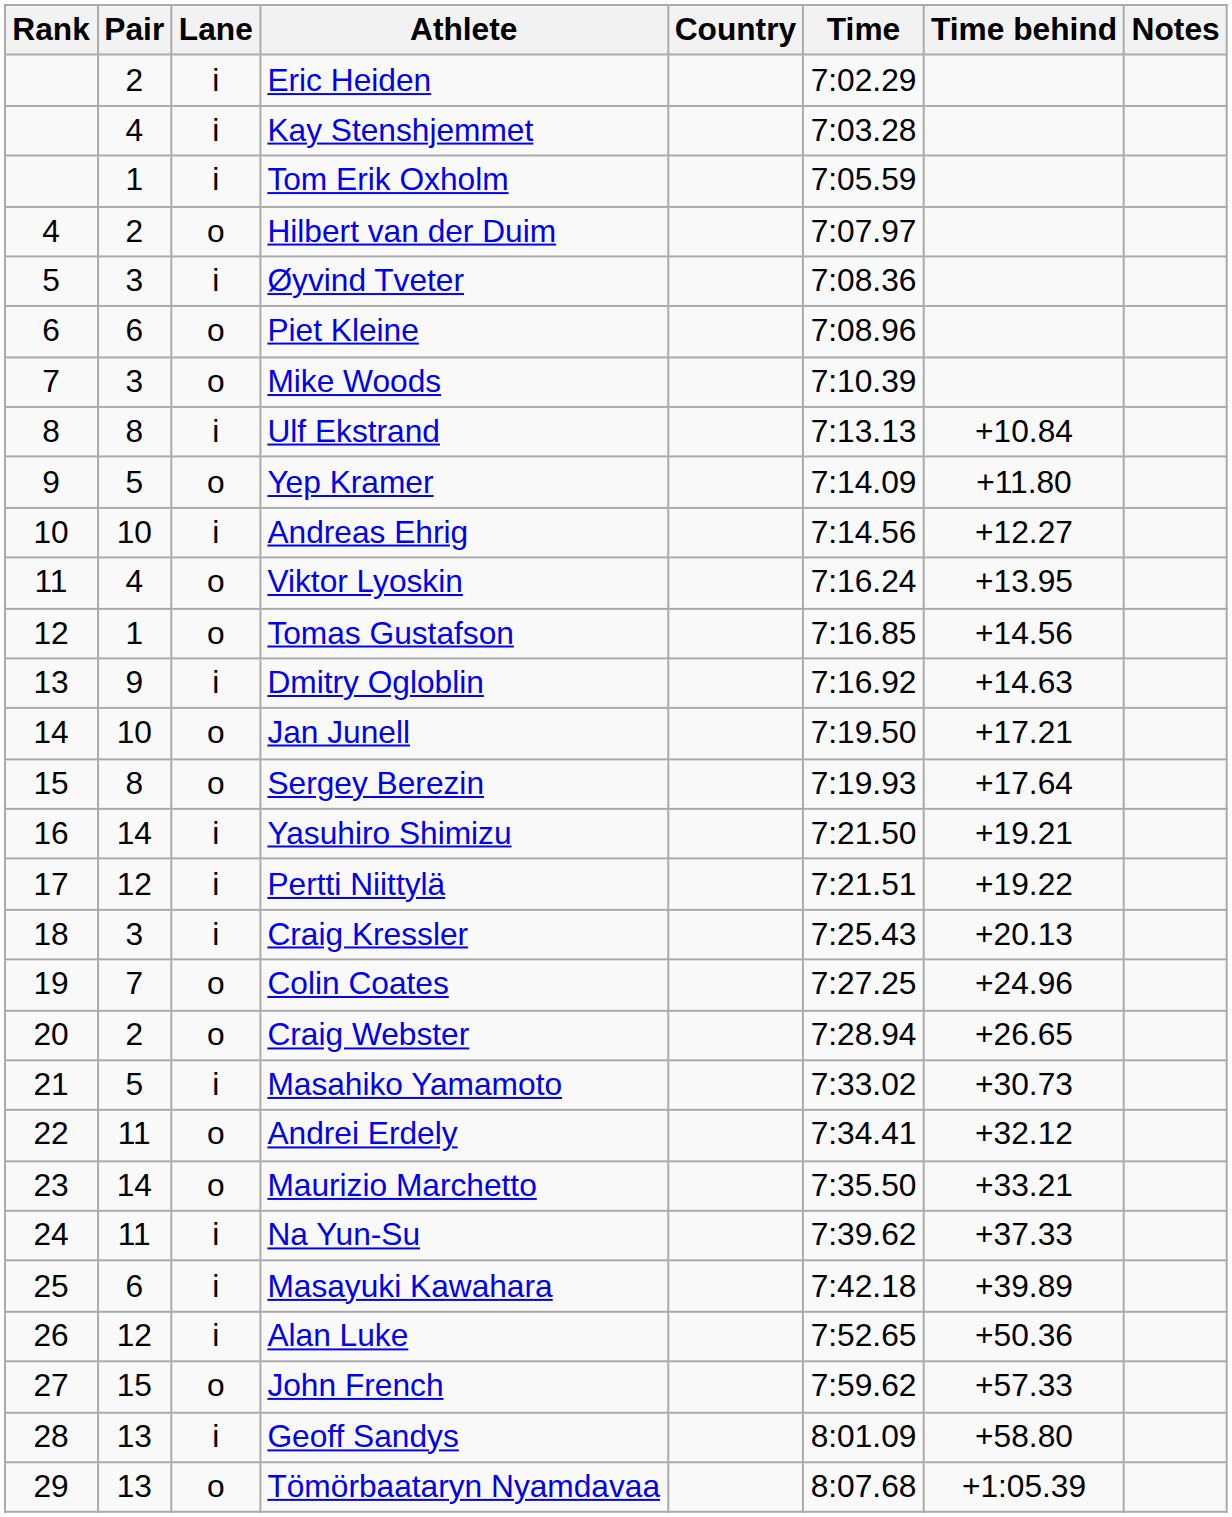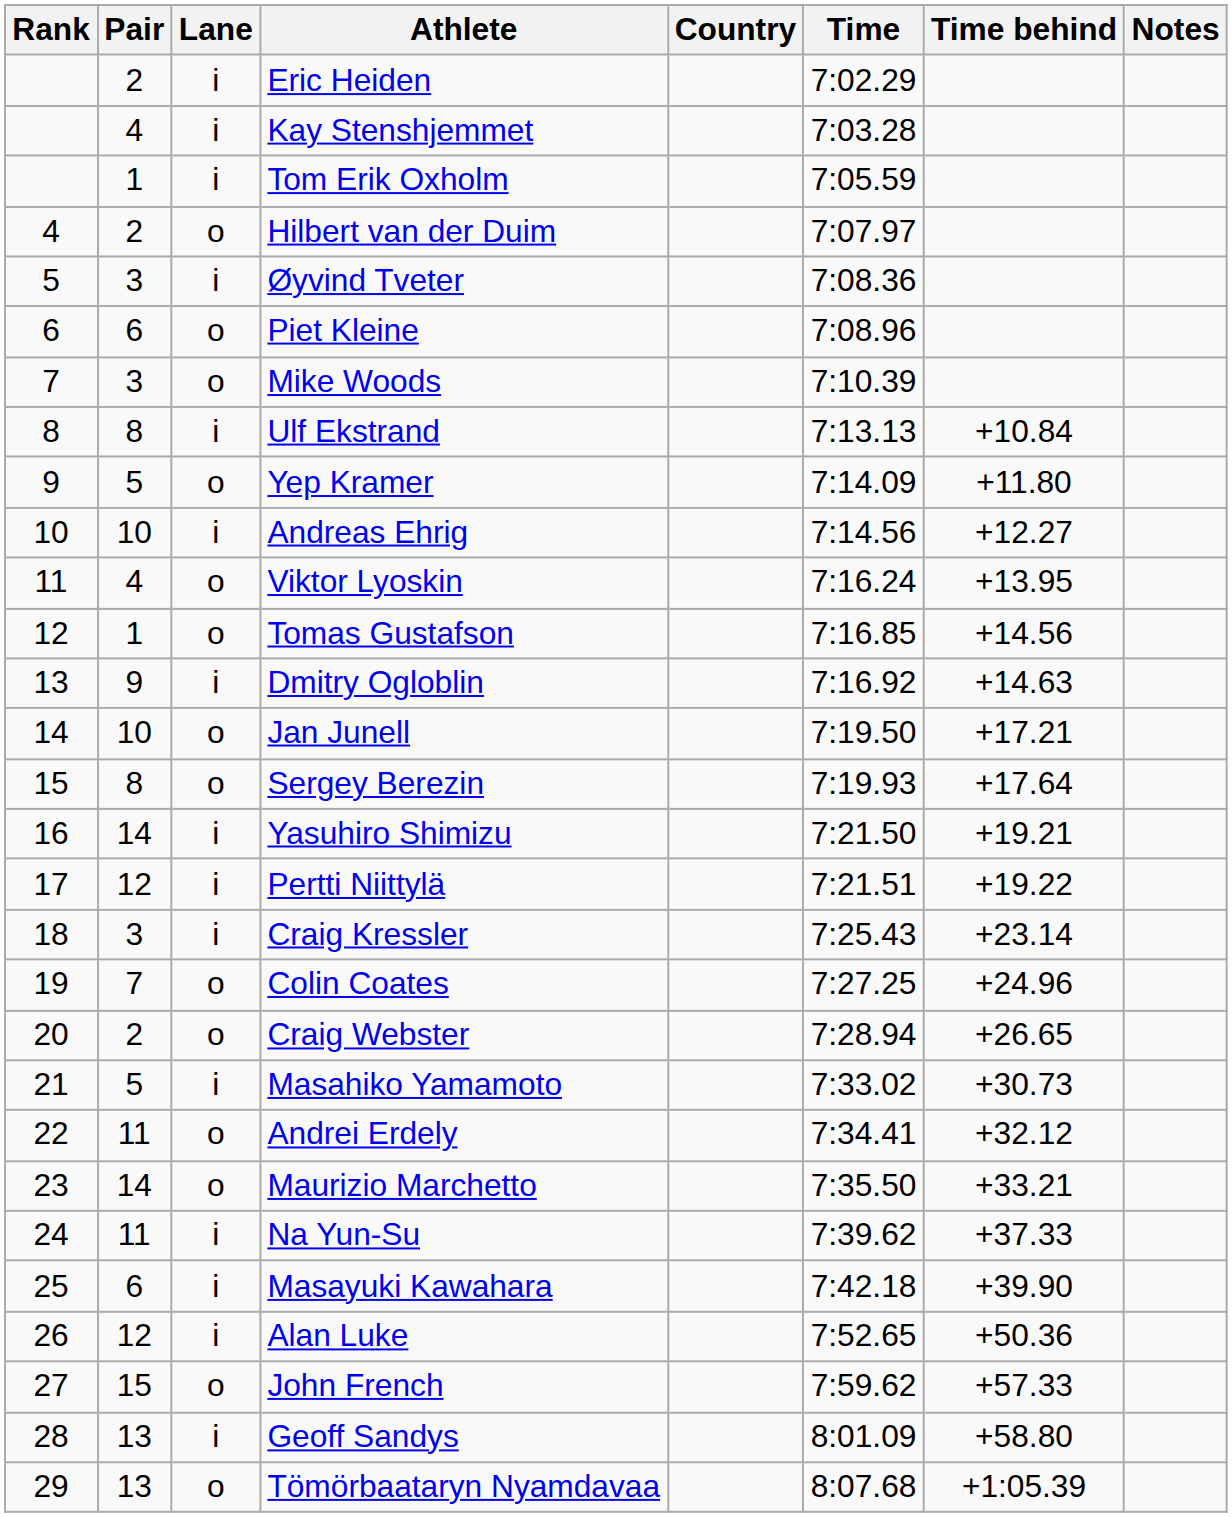(1024, 933) +20.13 -> (1024, 933) +23.14
(1024, 1285) +39.89 -> (1024, 1285) +39.90
